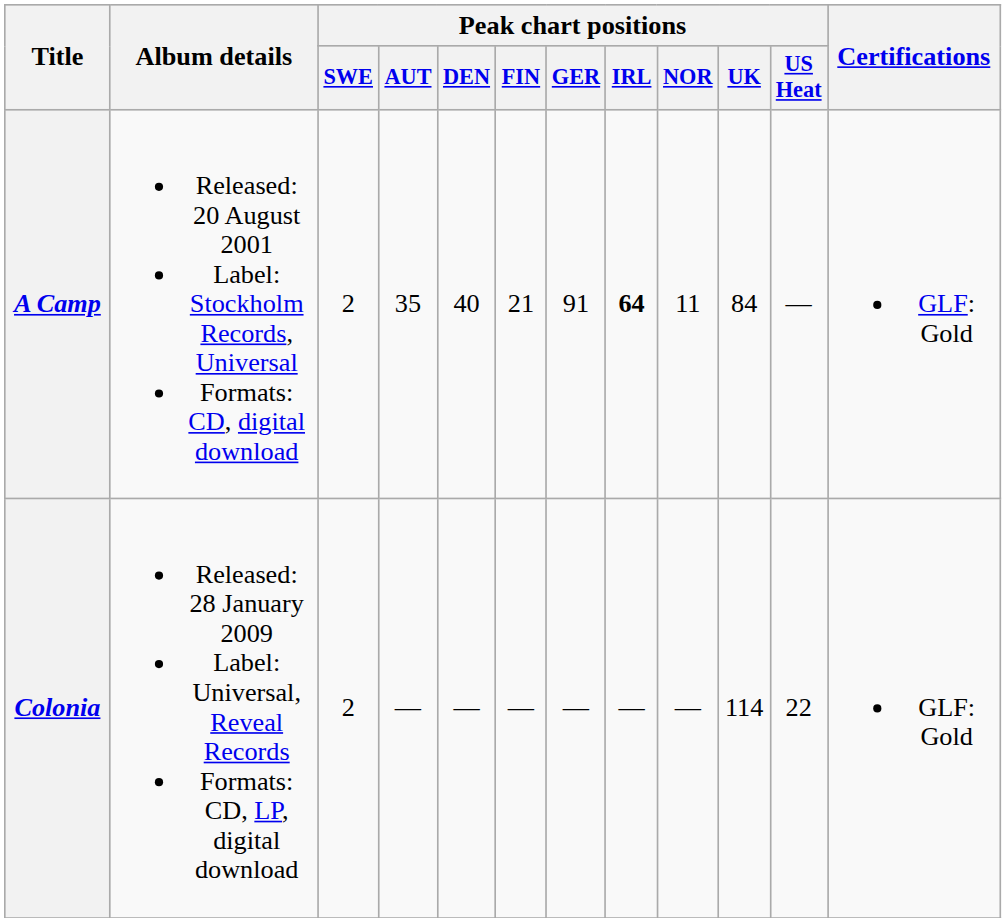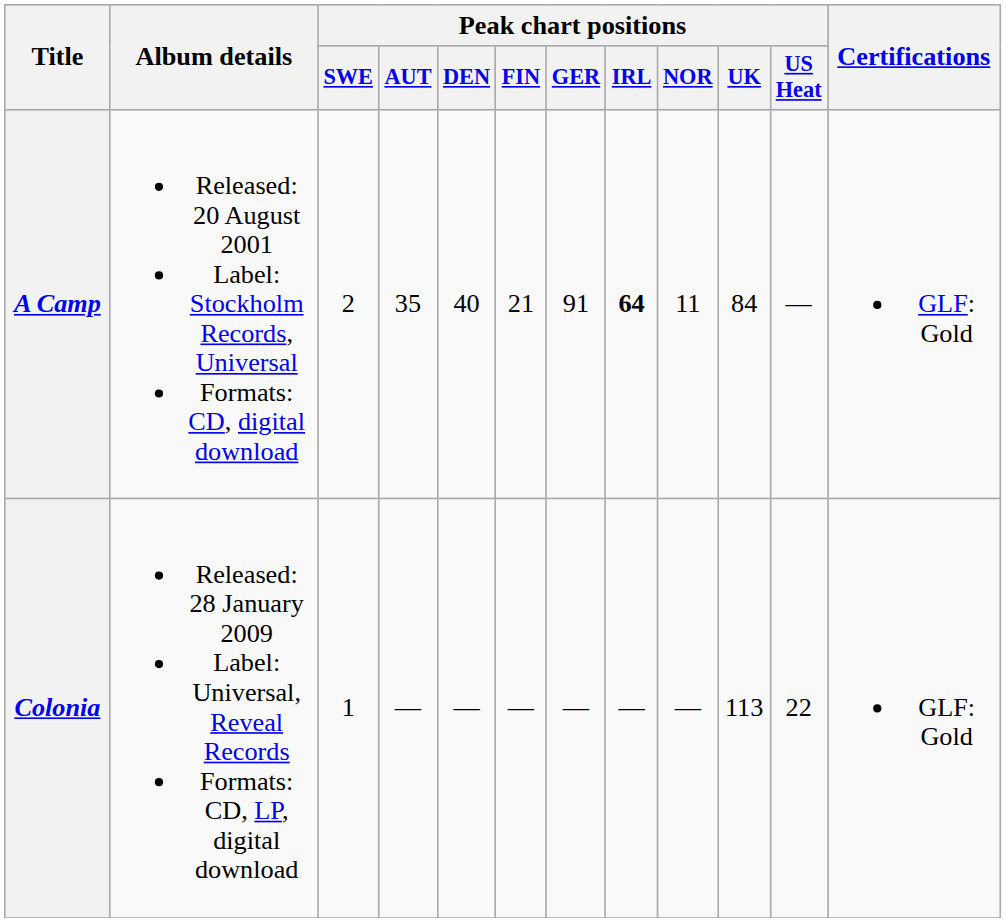(348, 707) 2 -> (348, 707) 1
(744, 707) 114 -> (744, 707) 113
